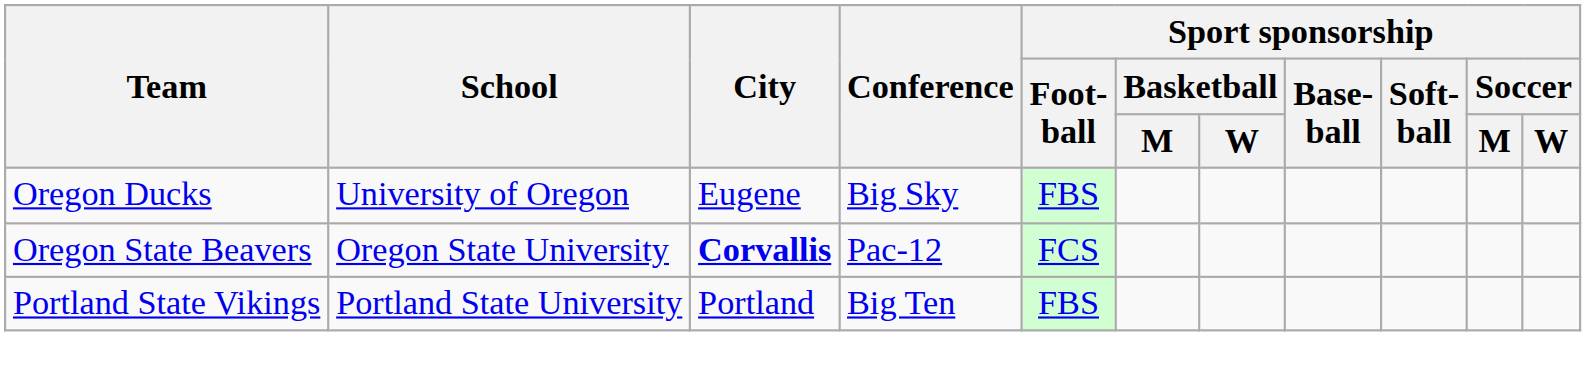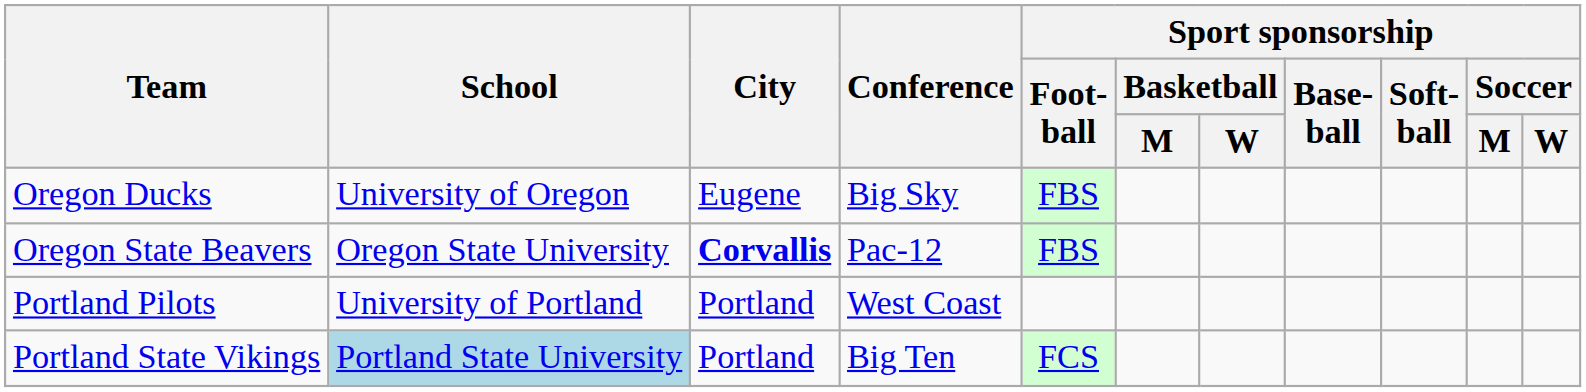(1069, 248) FCS -> (1069, 248) FBS
+ row: (114, 303)
(509, 303) no background -> (509, 357) lightblue background
(1069, 303) FBS -> (1069, 357) FCS
